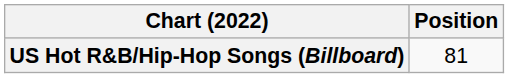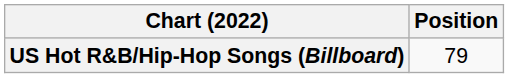(456, 55) 81 -> (456, 55) 79
